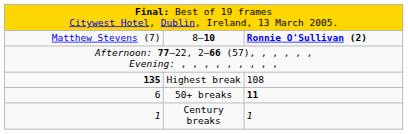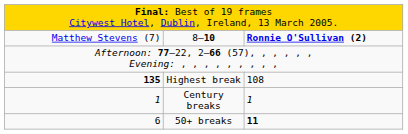rows swapped: (204, 116) <-> (204, 95)
